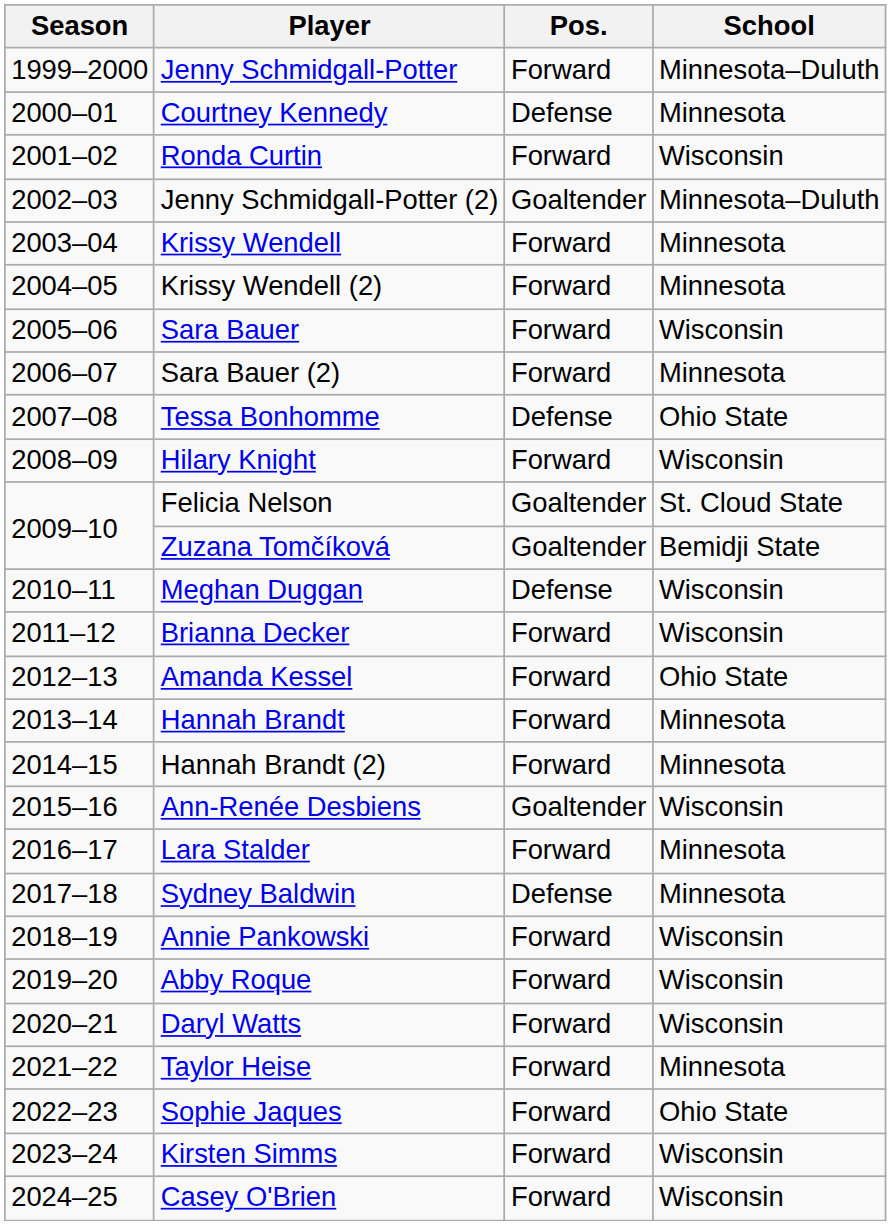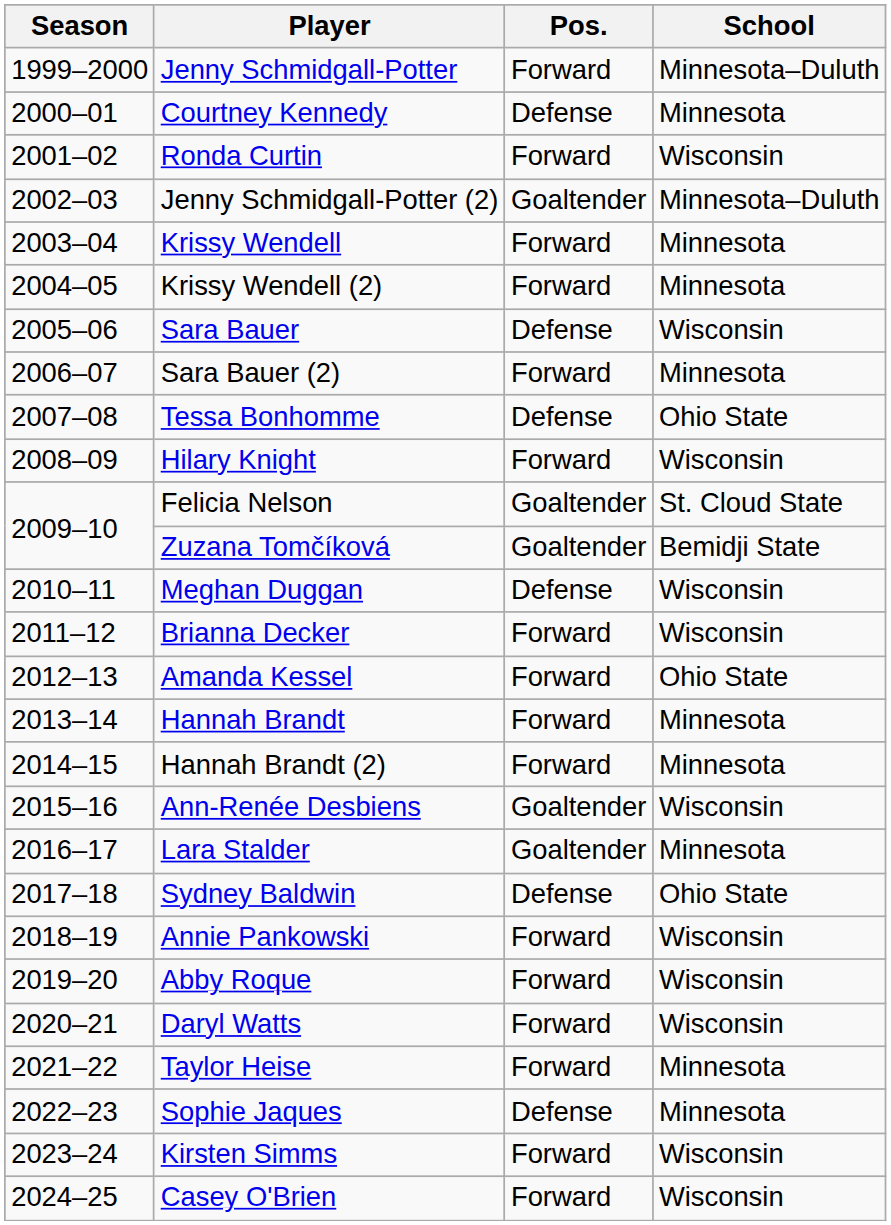(561, 329) Forward -> (562, 329) Defense
(561, 850) Forward -> (579, 850) Goaltender
(722, 894) Minnesota -> (724, 894) Ohio State
(561, 1110) Forward -> (562, 1110) Defense
(724, 1110) Ohio State -> (722, 1110) Minnesota
